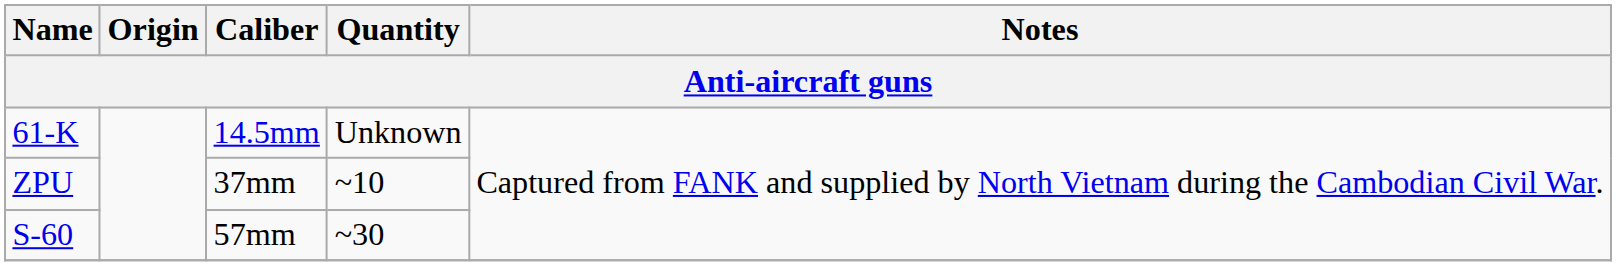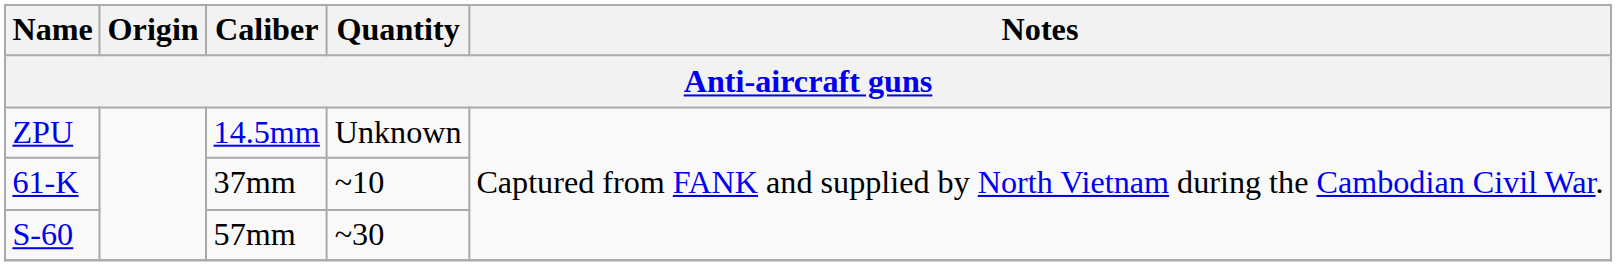(45, 132) 61-K -> (43, 132) ZPU
(43, 183) ZPU -> (45, 183) 61-K
